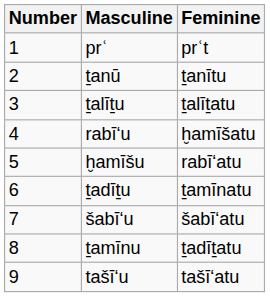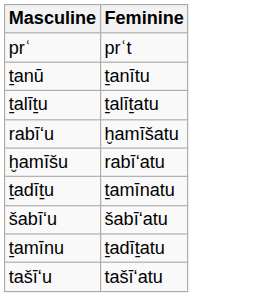- column: (43, 18)
